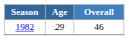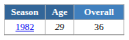(99, 27) 46 -> (99, 27) 36
